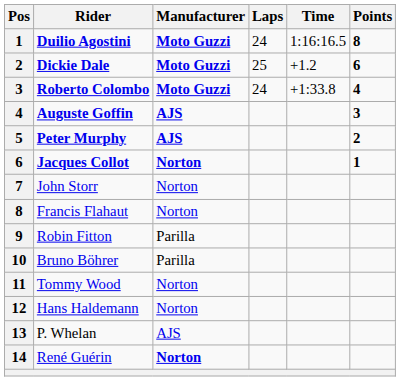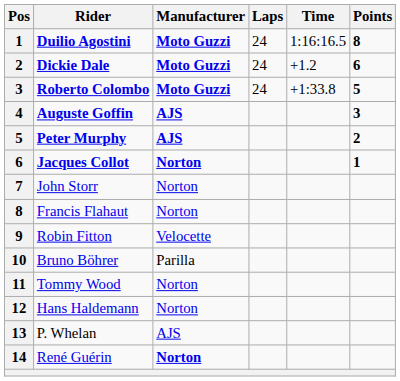(259, 65) 25 -> (259, 65) 24
(357, 89) 4 -> (357, 89) 5
(175, 235) Parilla -> (184, 235) Velocette
